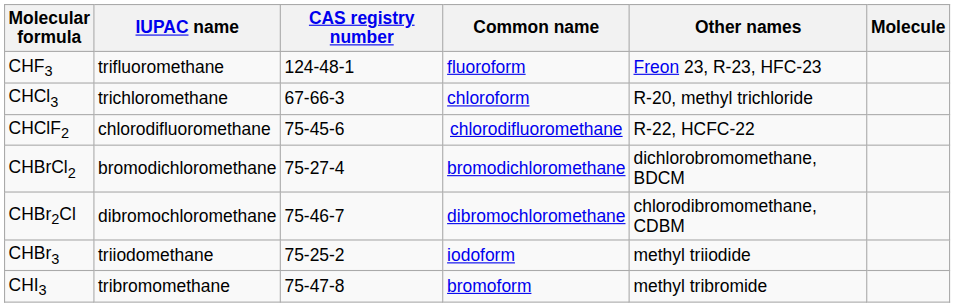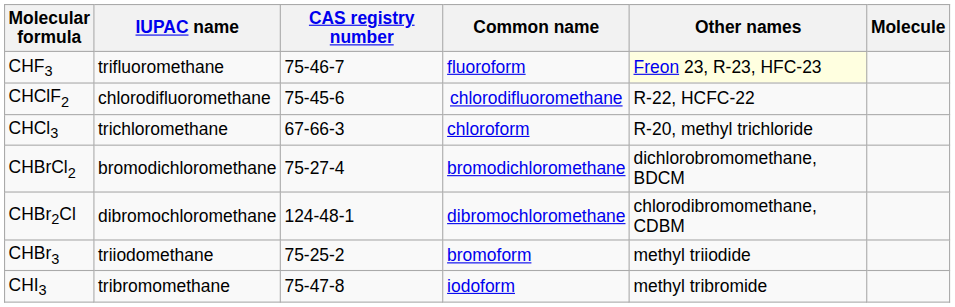(319, 67) 124-48-1 -> (314, 67) 75-46-7
(728, 67) no background -> (728, 67) lightyellow background
rows swapped: (39, 130) <-> (33, 99)
(314, 216) 75-46-7 -> (319, 216) 124-48-1
(481, 255) iodoform -> (489, 255) bromoform
(489, 286) bromoform -> (481, 286) iodoform
